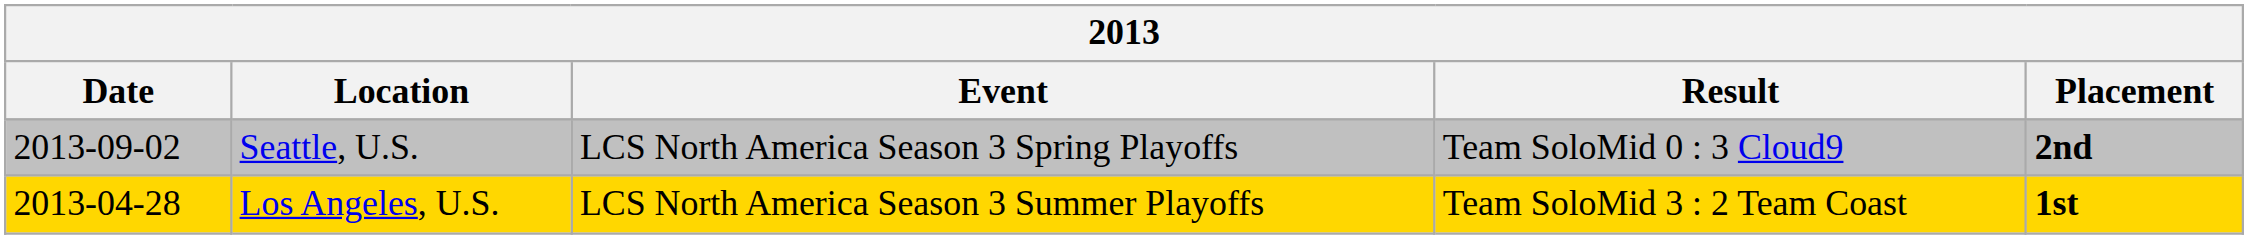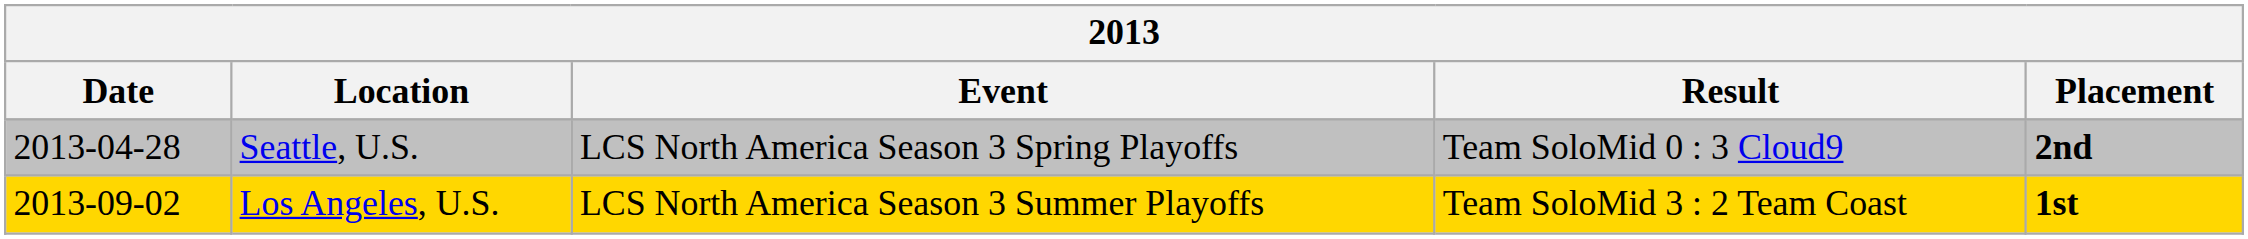(97, 146) 2013-09-02 -> (97, 146) 2013-04-28
(97, 203) 2013-04-28 -> (97, 203) 2013-09-02
